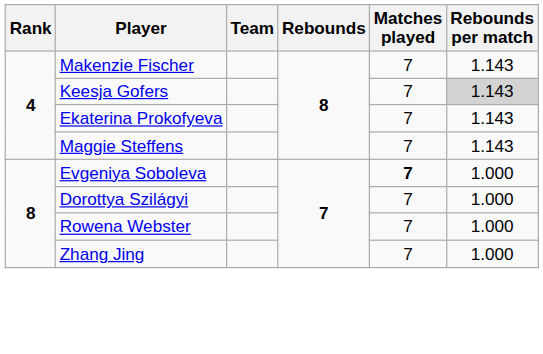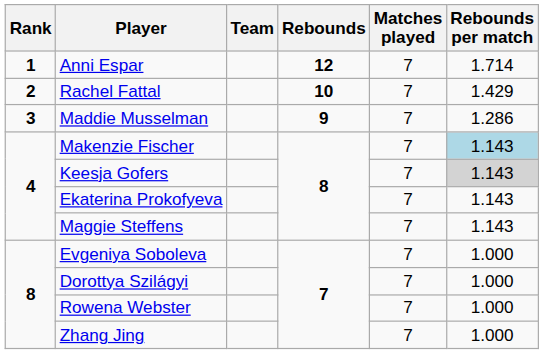+ row: (102, 65)
+ row: (110, 92)
+ row: (134, 119)
(492, 65) no background -> (492, 146) lightblue background
(408, 173) bold -> (408, 254) normal
